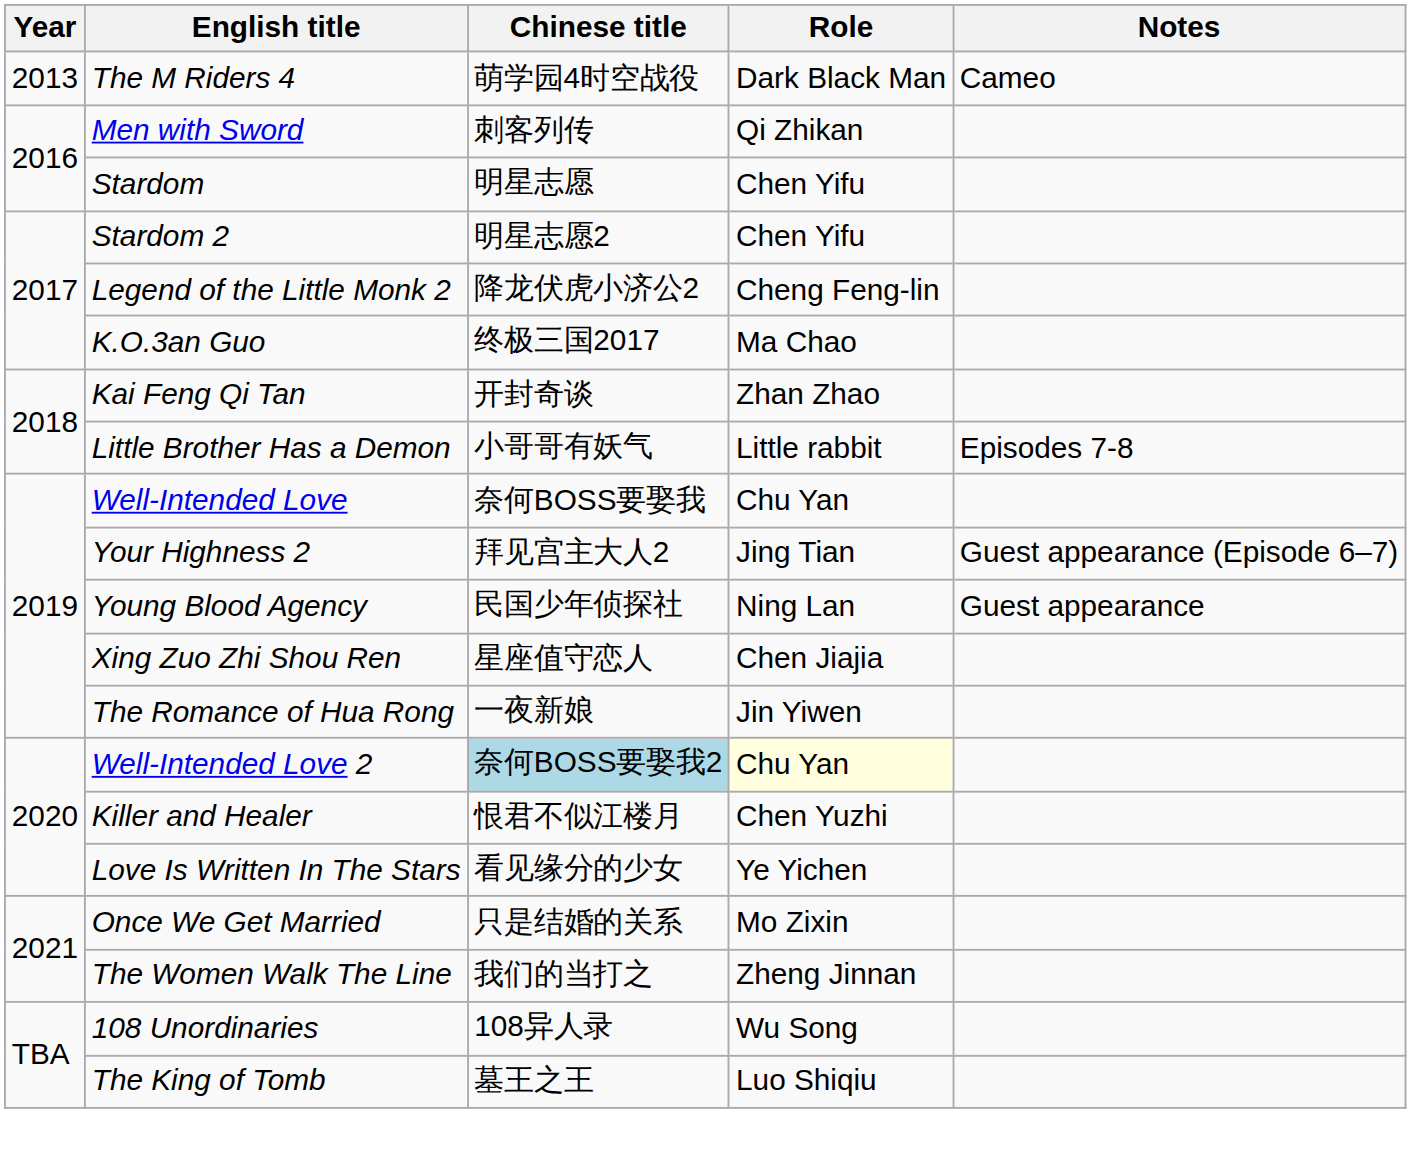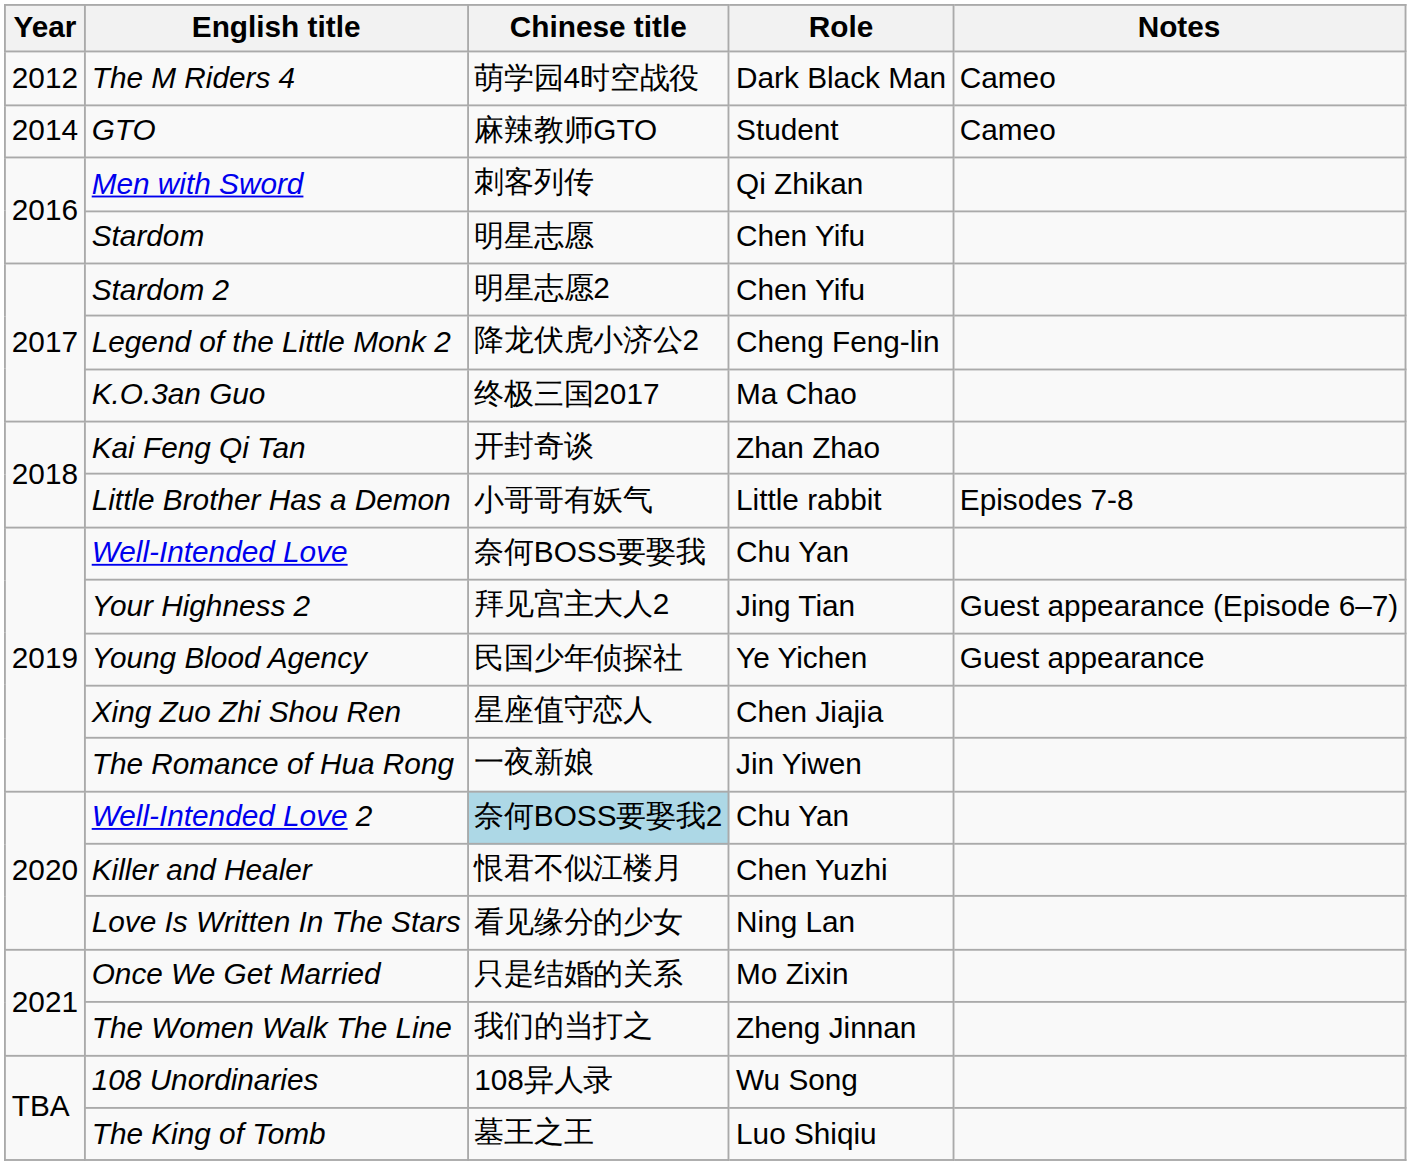(45, 78) 2013 -> (45, 78) 2012
+ row: (124, 130)
(796, 605) Ning Lan -> (802, 658) Ye Yichen
(793, 764) lightyellow background -> (793, 816) no background
(802, 869) Ye Yichen -> (796, 922) Ning Lan
